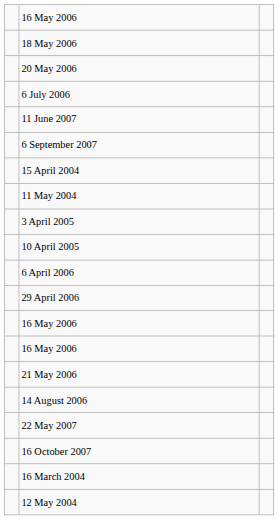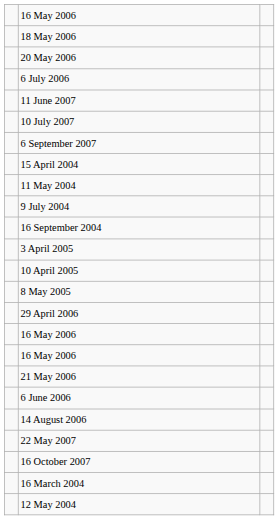+ row: (11, 122)
+ row: (11, 207)
+ row: (11, 228)
+ row: (11, 292)
- row: (12, 273)
+ row: (11, 398)
